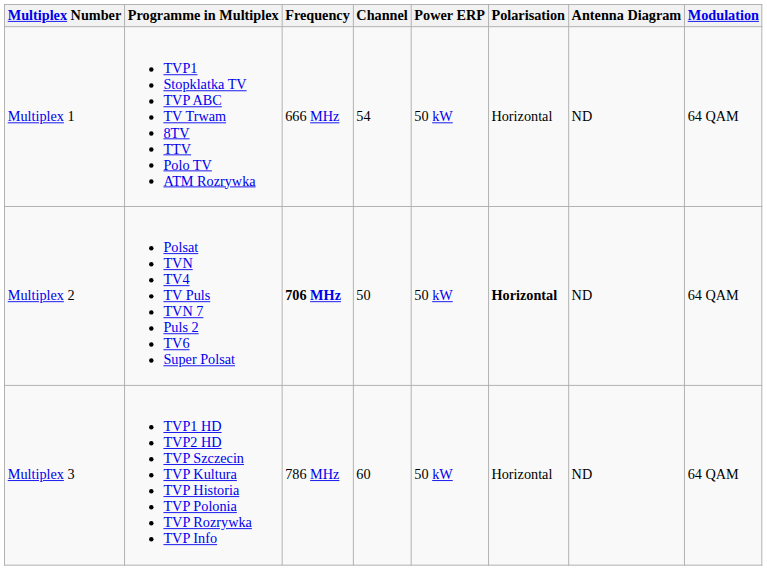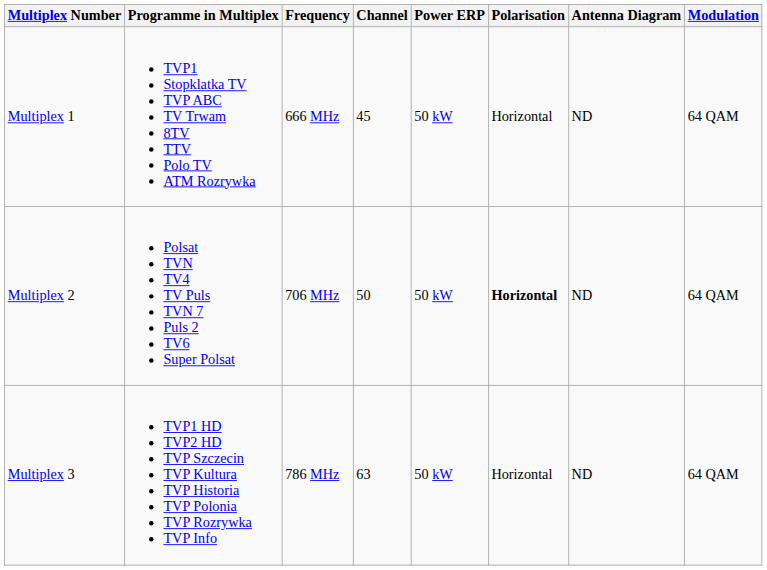(363, 116) 54 -> (363, 116) 45
(313, 295) bold -> (312, 295) normal
(363, 475) 60 -> (363, 475) 63
